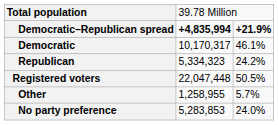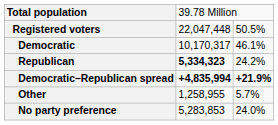rows swapped: (54, 78) <-> (90, 29)
(202, 62) normal -> (202, 62) bold
